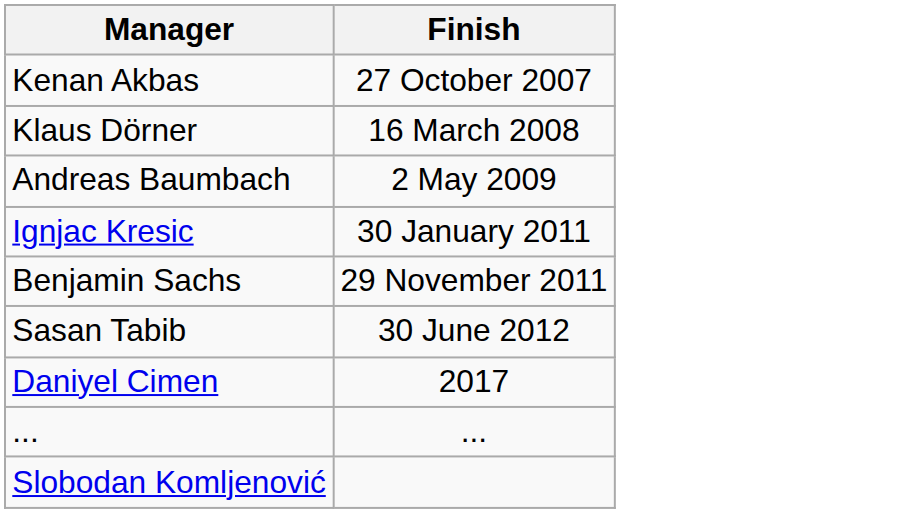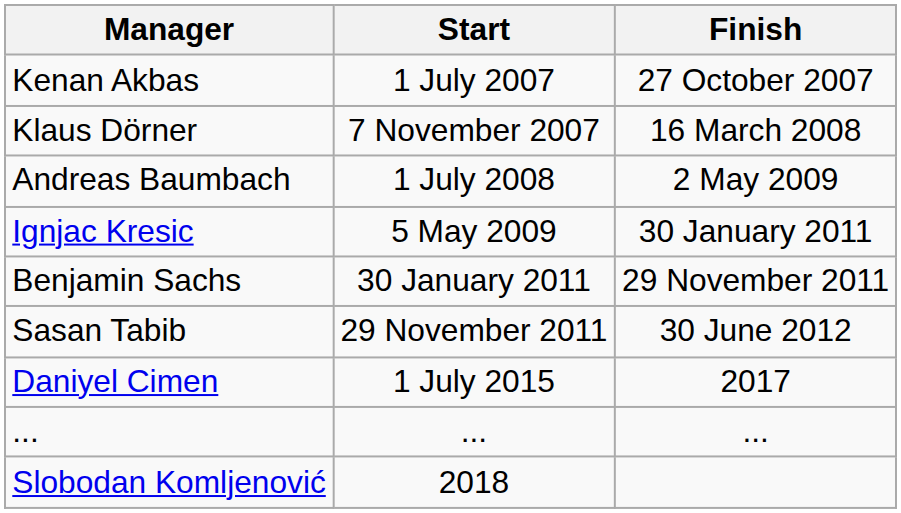+ column: (474, 29)
